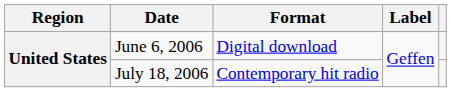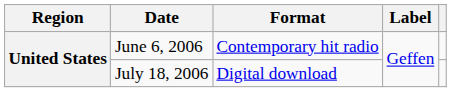(277, 45) Digital download -> (298, 45) Contemporary hit radio
(298, 73) Contemporary hit radio -> (277, 73) Digital download
